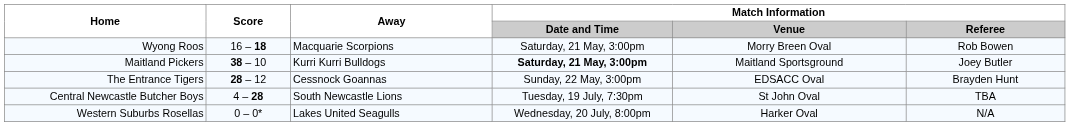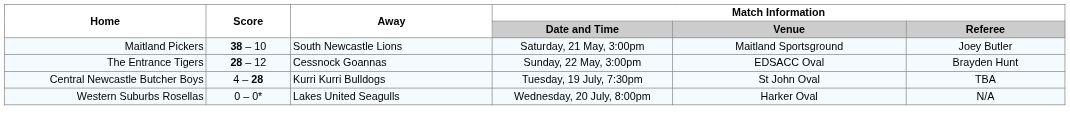- row: (173, 46)
(339, 63) Kurri Kurri Bulldogs -> (348, 46) South Newcastle Lions
(582, 63) bold -> (582, 46) normal
(348, 96) South Newcastle Lions -> (339, 79) Kurri Kurri Bulldogs
